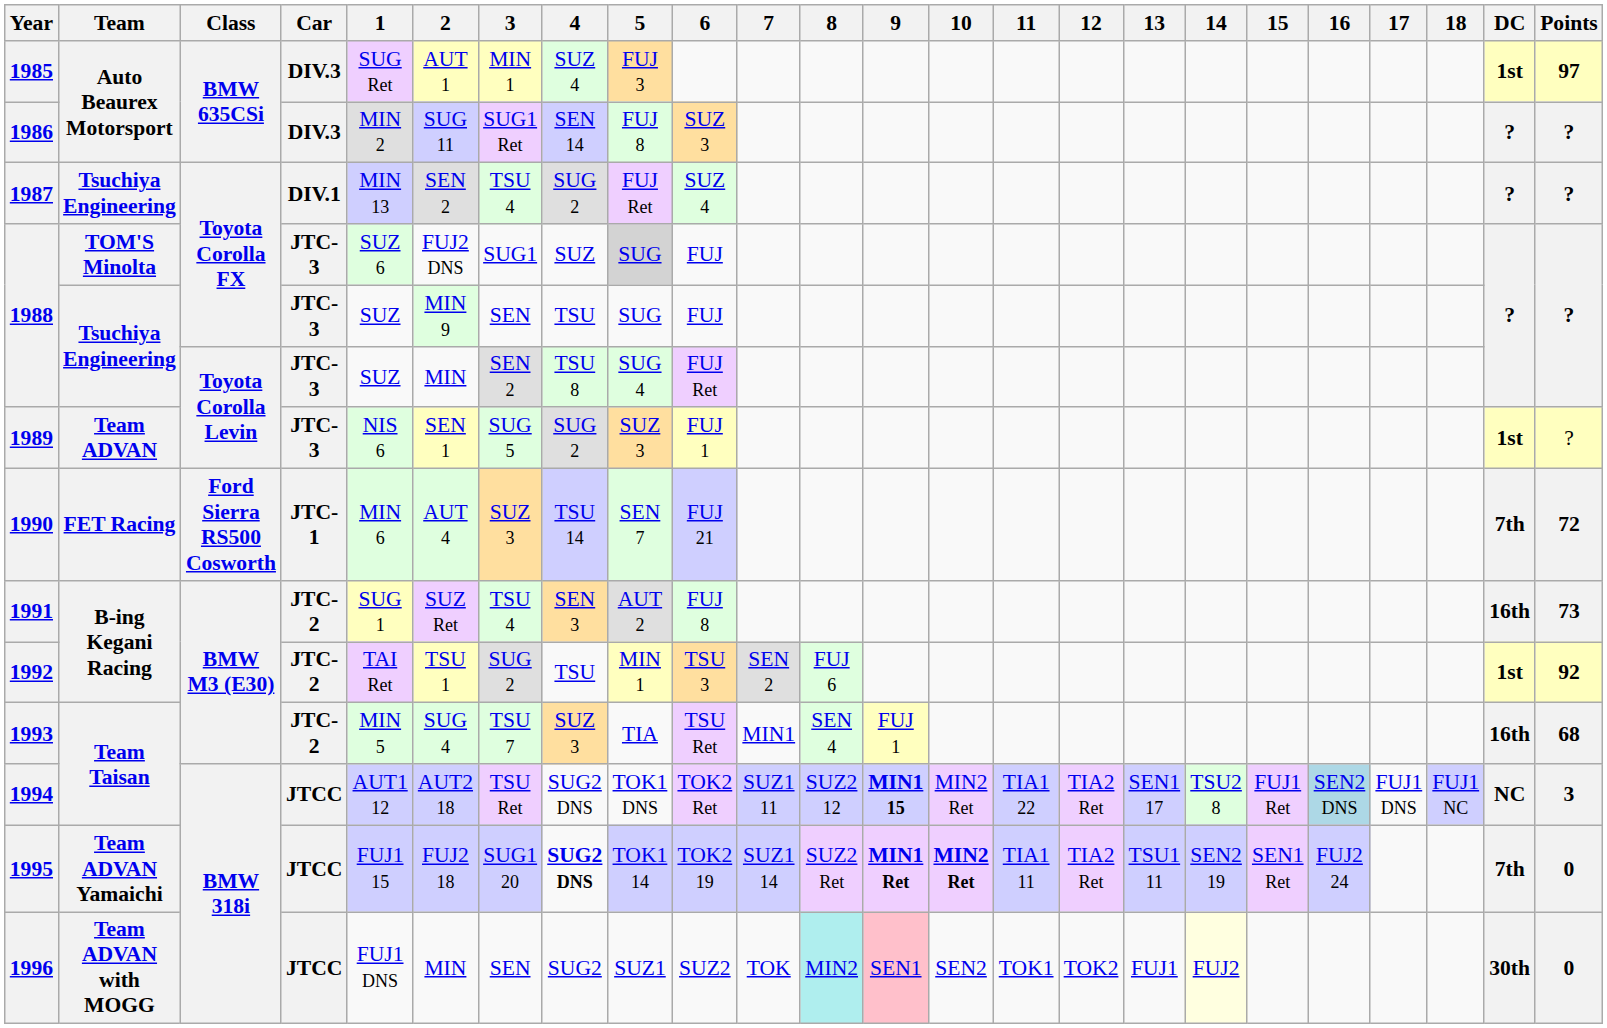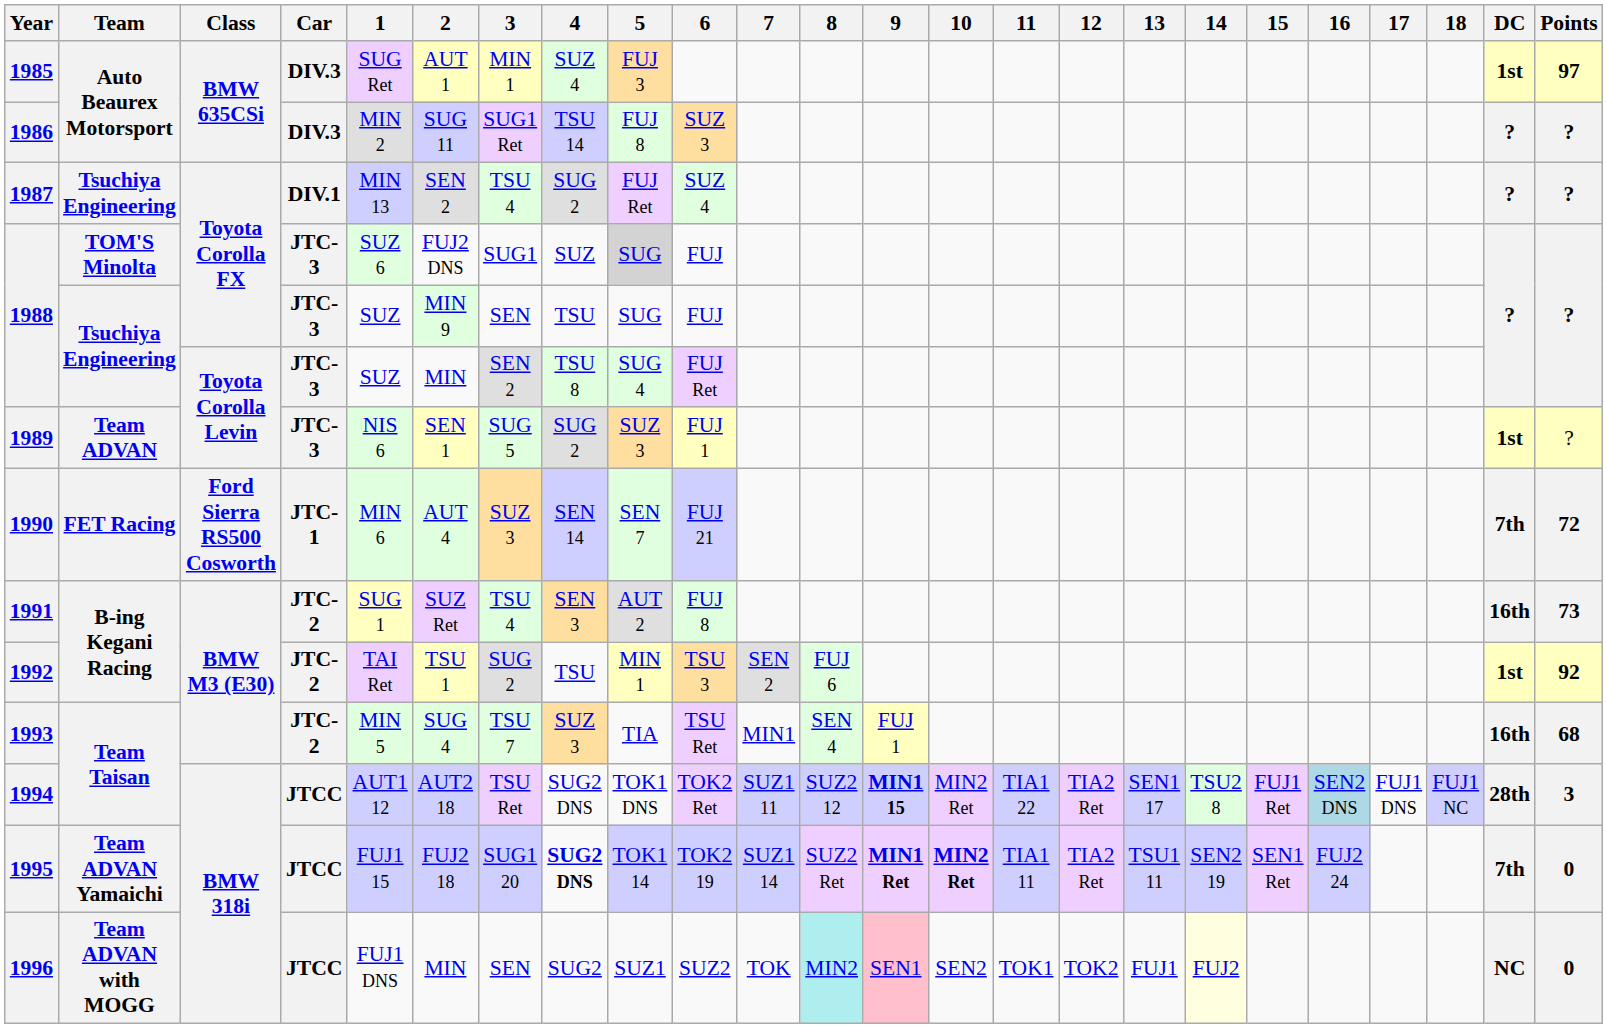(575, 132) SEN 14 -> (575, 132) TSU 14
(575, 524) TSU 14 -> (575, 524) SEN 14
(1510, 794) NC -> (1510, 794) 28th
(1510, 967) 30th -> (1510, 967) NC
